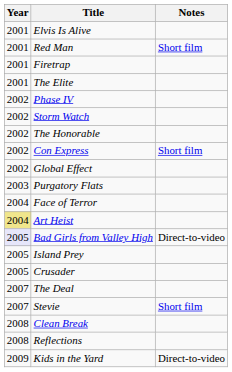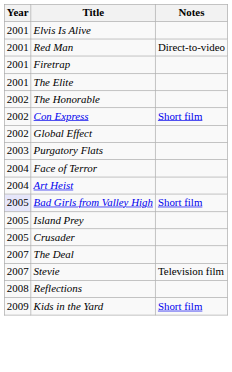(180, 47) Short film -> (191, 47) Direct-to-video
- row: (53, 99)
- row: (61, 116)
(18, 220) khaki background -> (18, 185) no background
(191, 237) Direct-to-video -> (180, 202) Short film
(180, 306) Short film -> (191, 271) Television film
- row: (61, 323)
(191, 358) Direct-to-video -> (180, 306) Short film
